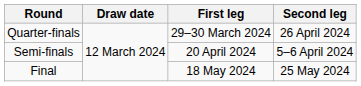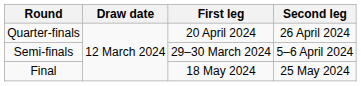(221, 33) 29–30 March 2024 -> (221, 33) 20 April 2024
(221, 52) 20 April 2024 -> (221, 52) 29–30 March 2024
